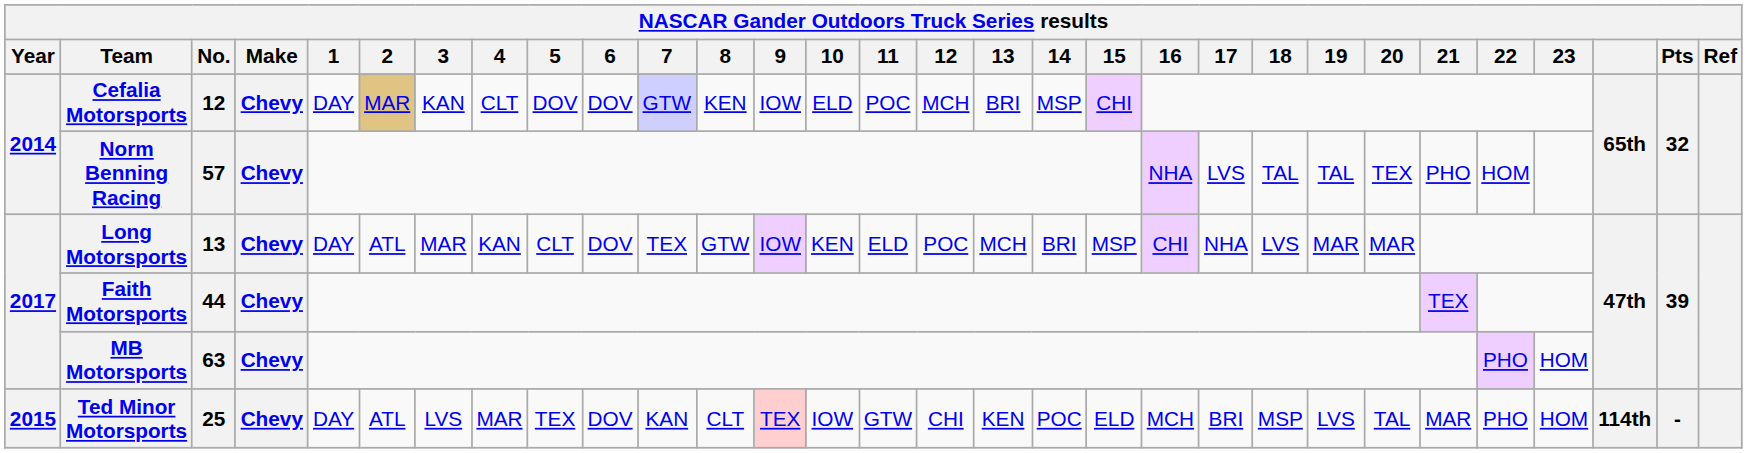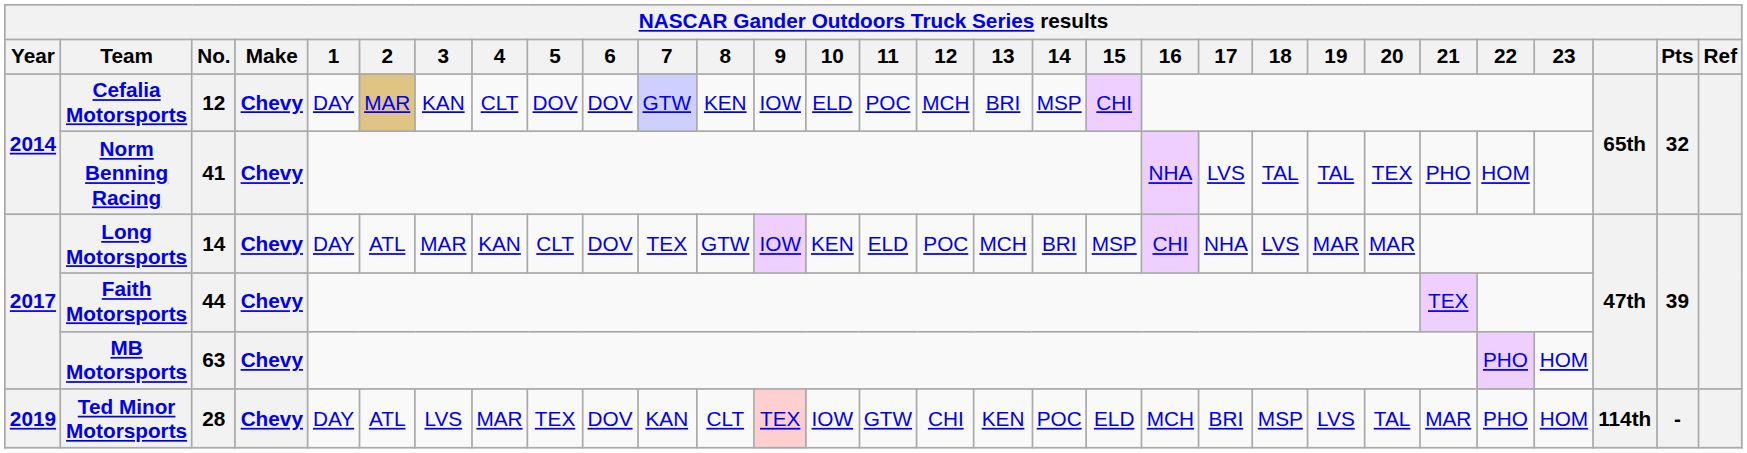(214, 173) 57 -> (214, 173) 41
(214, 244) 13 -> (214, 244) 14
(33, 419) 2015 -> (33, 419) 2019
(214, 419) 25 -> (214, 419) 28
